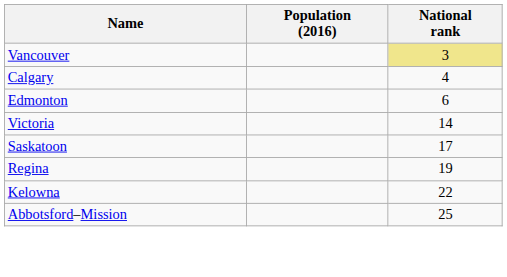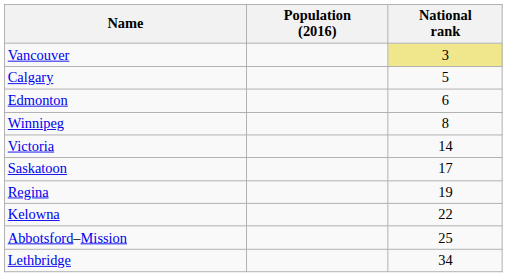(445, 77) 4 -> (445, 77) 5
+ row: (36, 123)
+ row: (39, 260)
